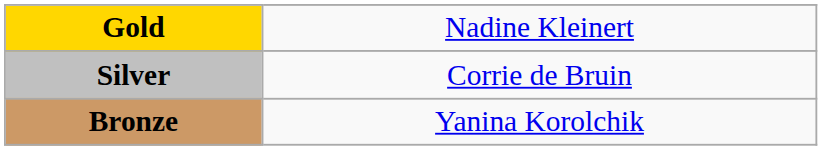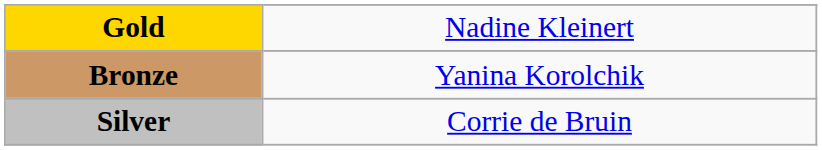rows swapped: (133, 74) <-> (133, 121)
